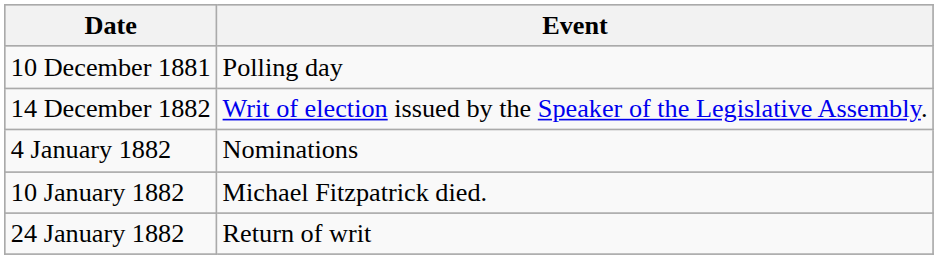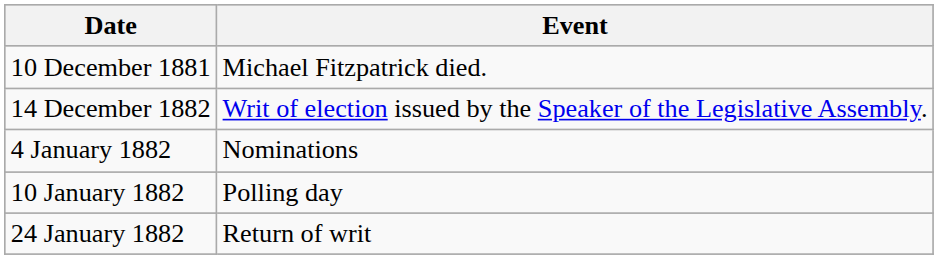(283, 66) Polling day -> (355, 66) Michael Fitzpatrick died.
(355, 191) Michael Fitzpatrick died. -> (283, 191) Polling day
